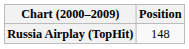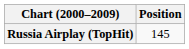(160, 33) 148 -> (160, 33) 145
